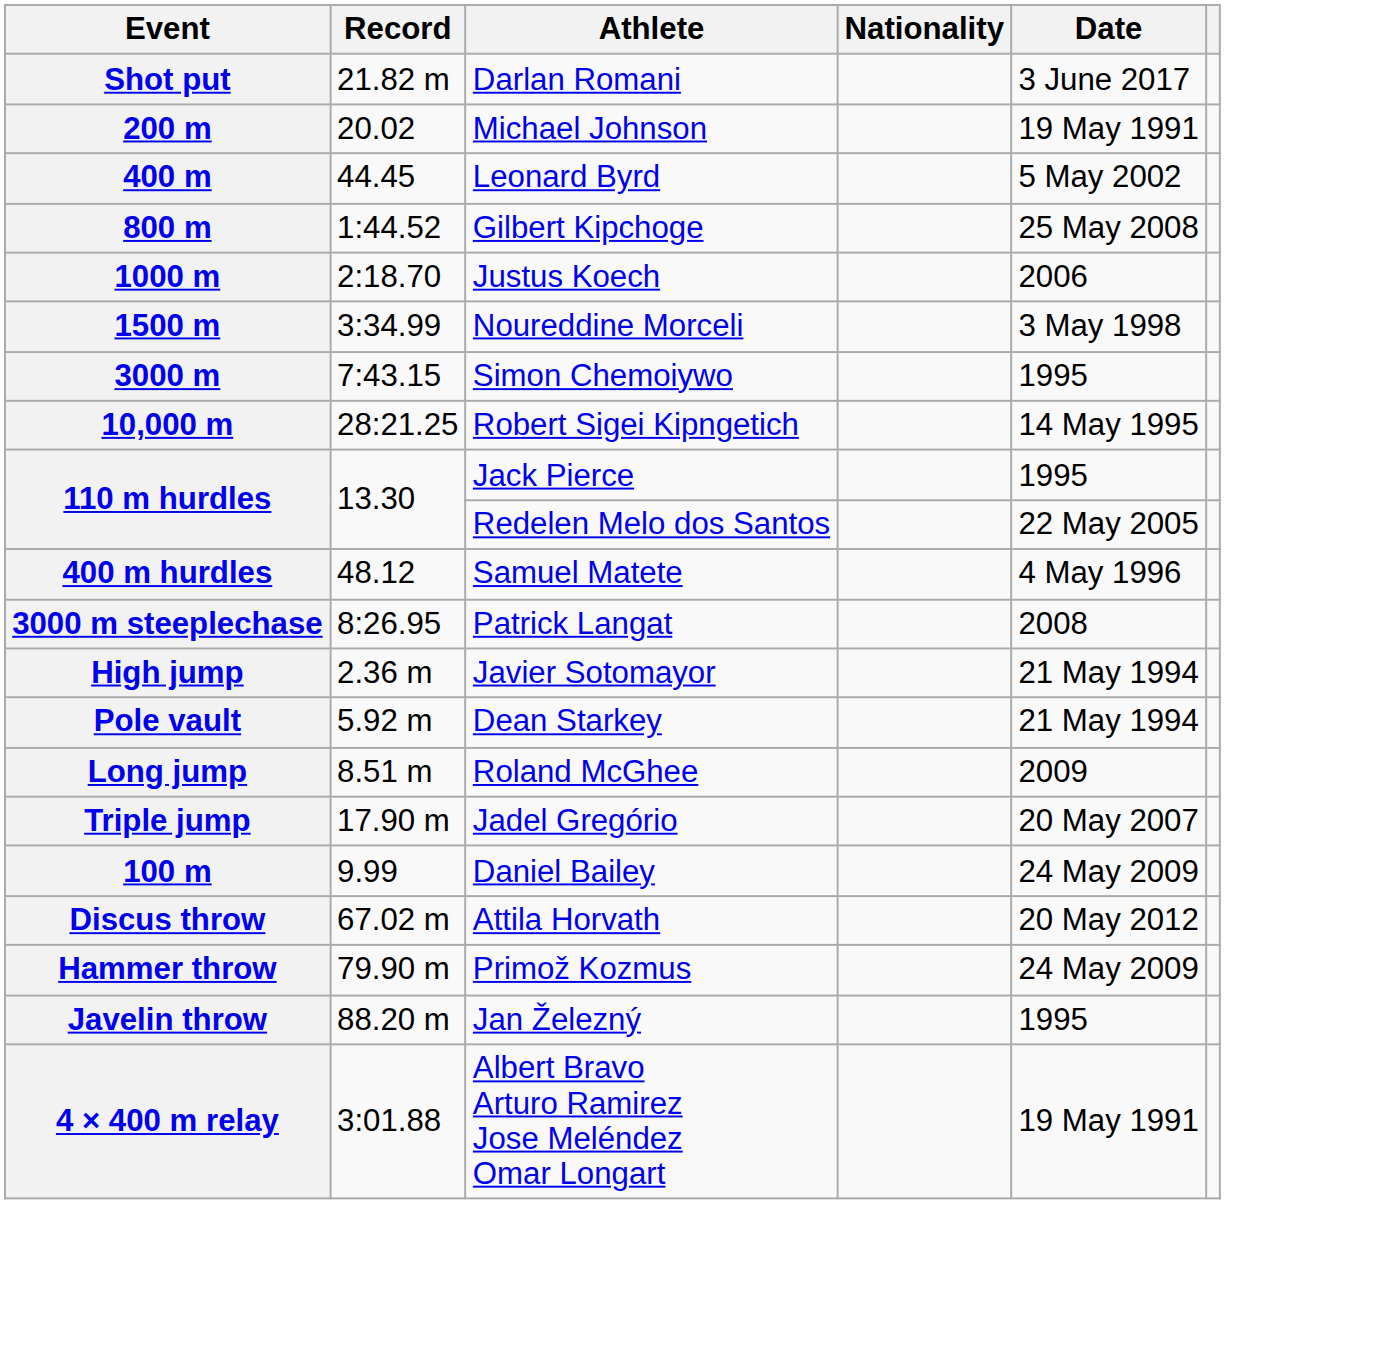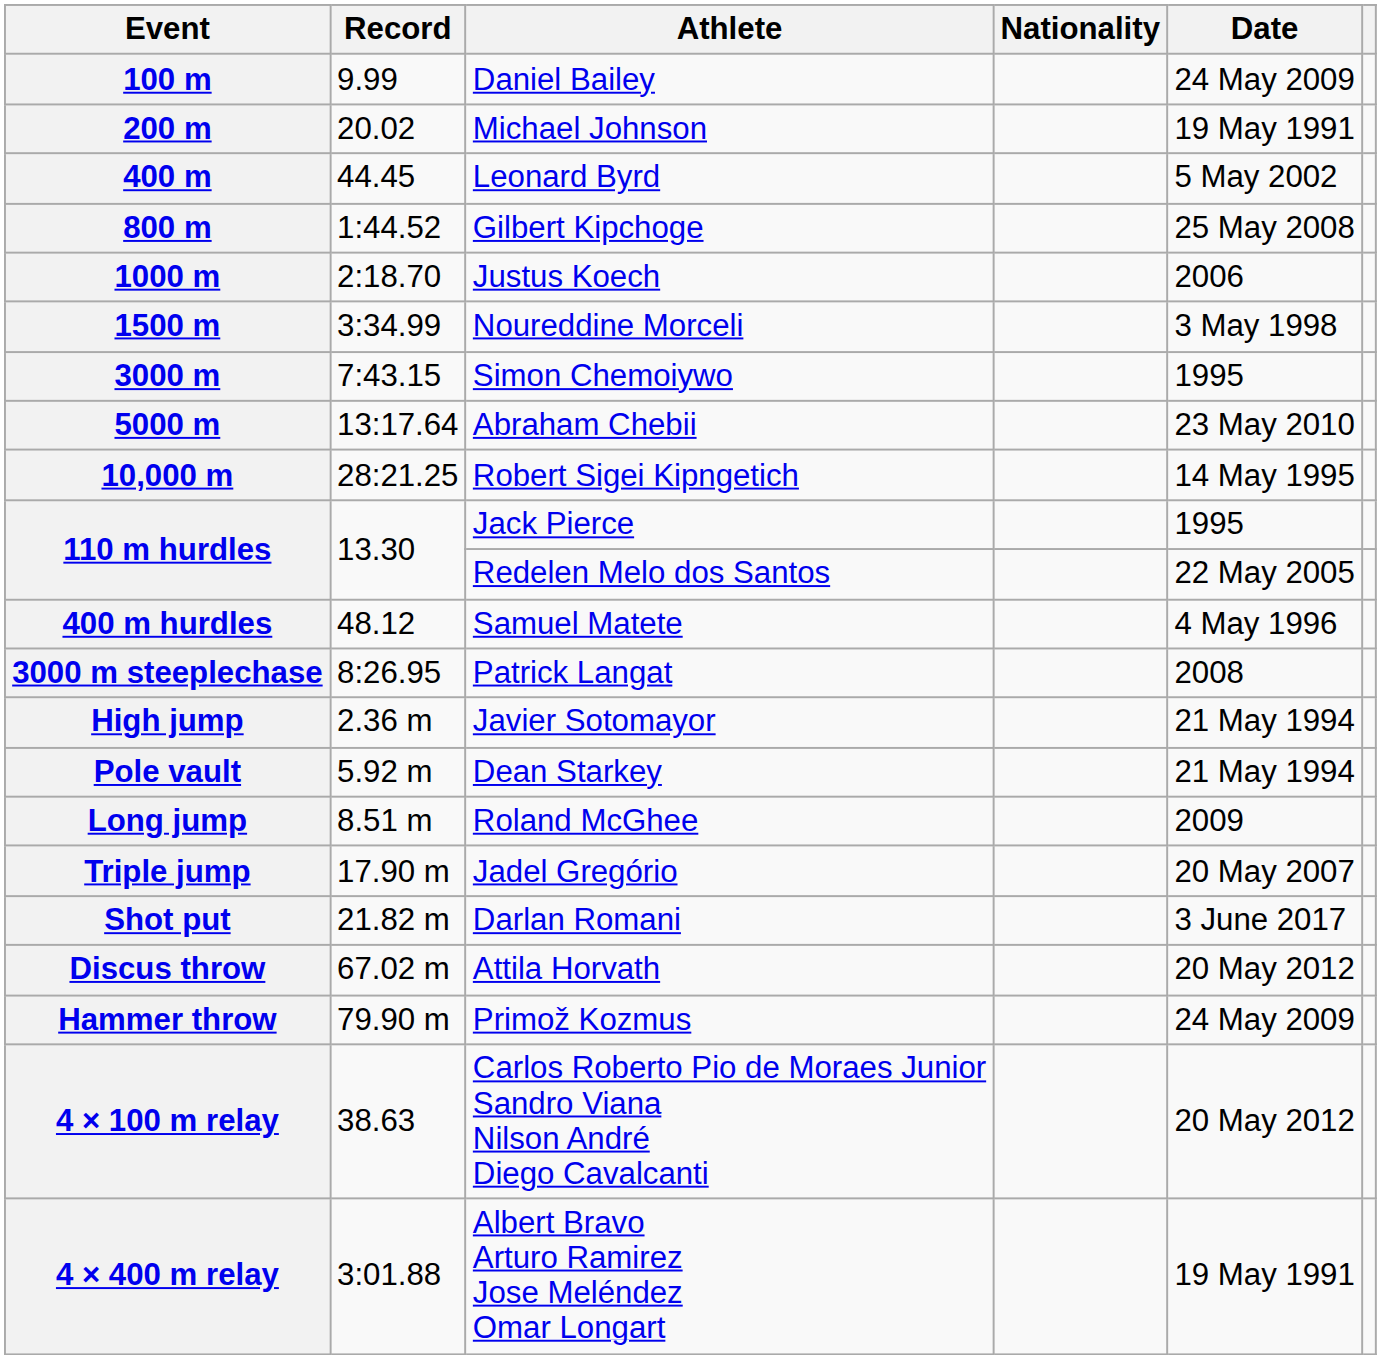rows swapped: (167, 870) <-> (167, 78)
+ row: (167, 425)
- row: (167, 1018)
+ row: (167, 1120)
